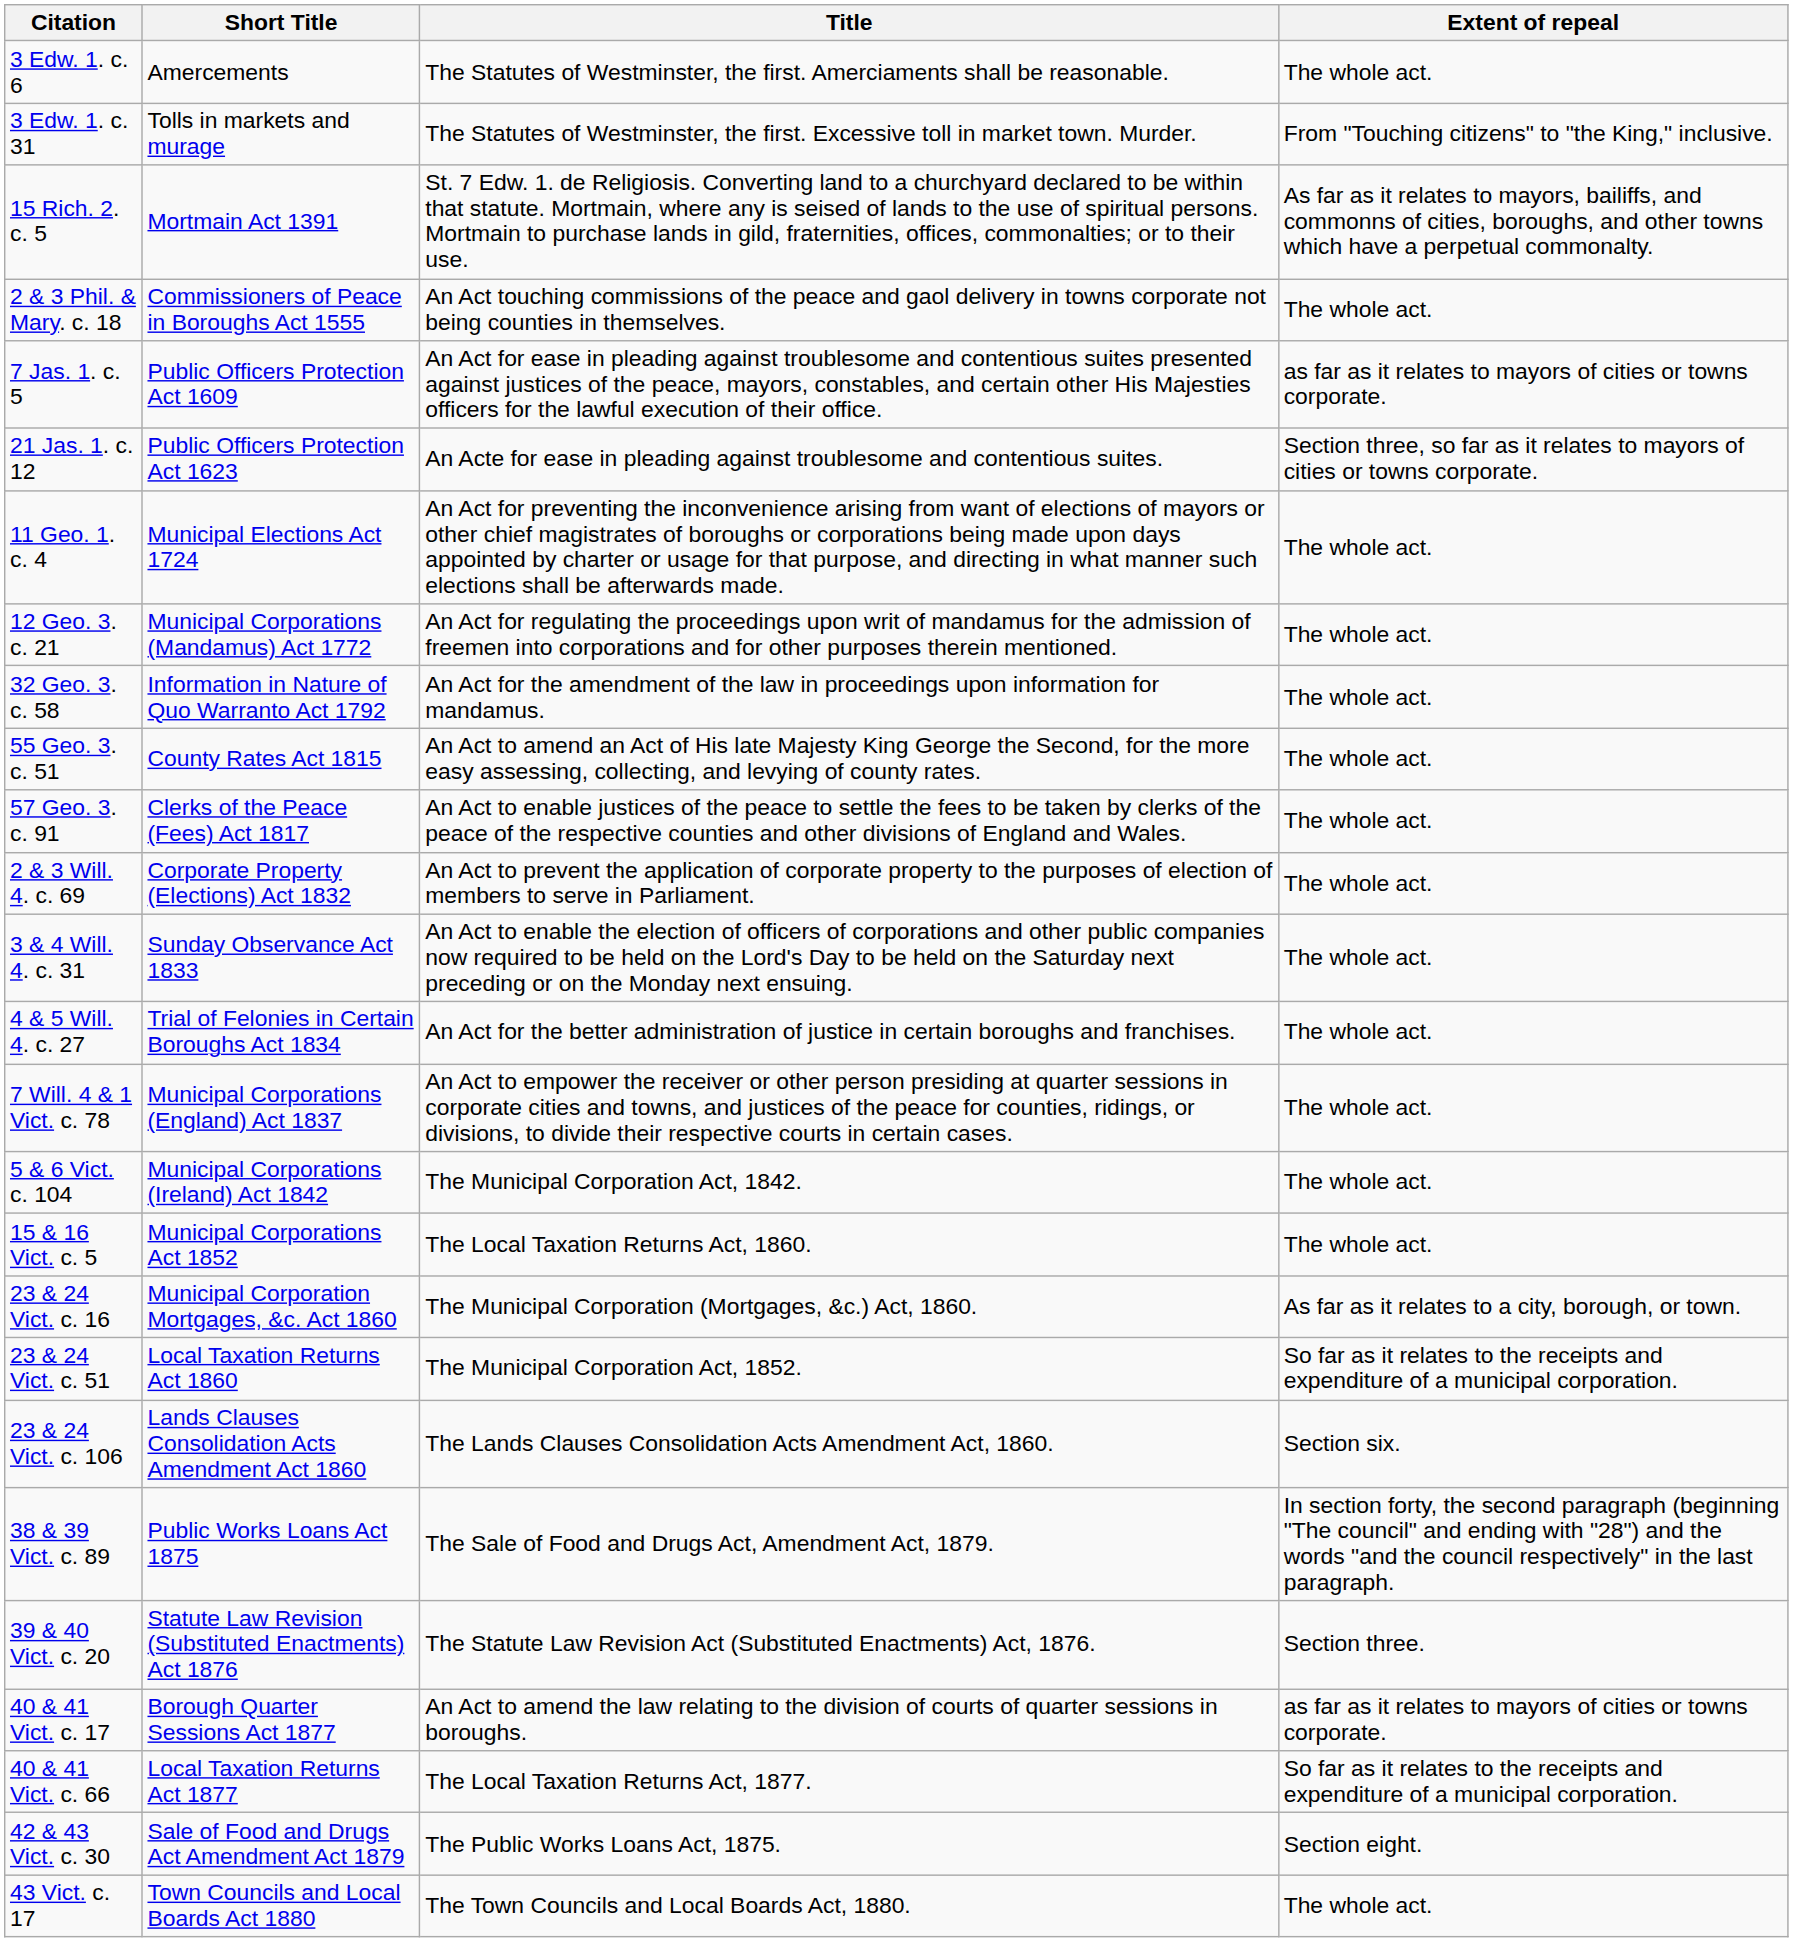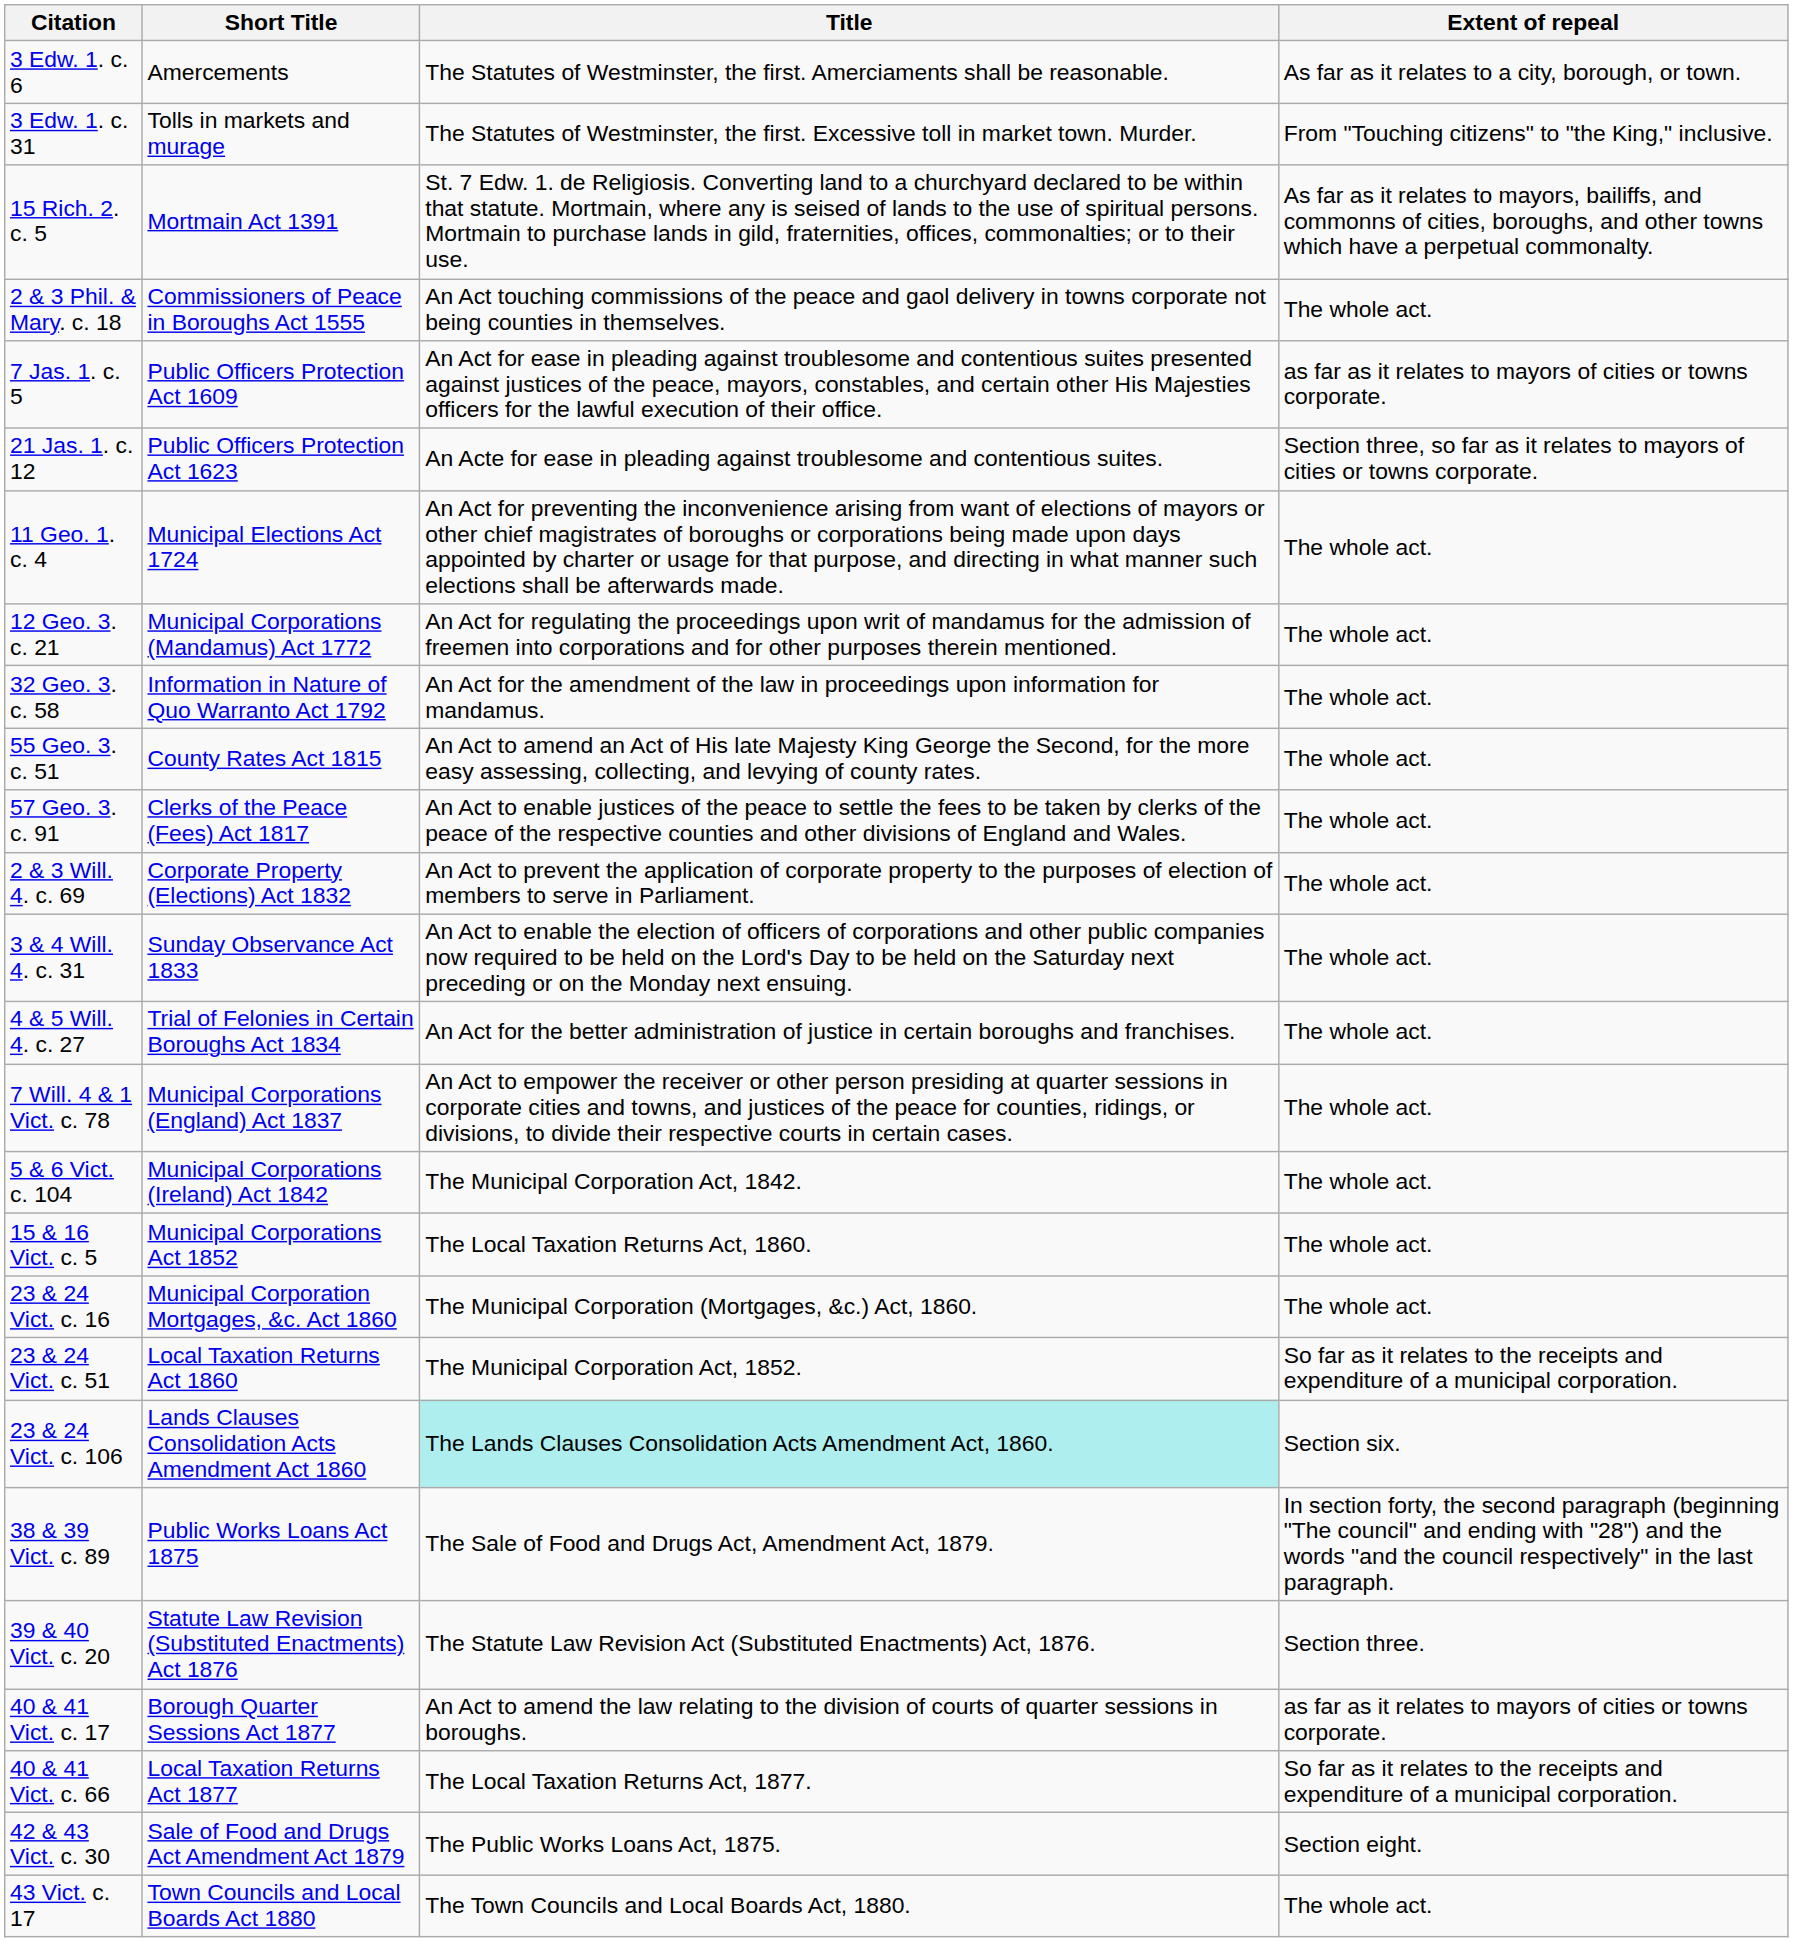(1358, 71) The whole act. -> (1512, 71) As far as it relates to a city, borough, or town.
(1512, 1306) As far as it relates to a city, borough, or town. -> (1358, 1306) The whole act.
(739, 1443) no background -> (739, 1443) paleturquoise background
